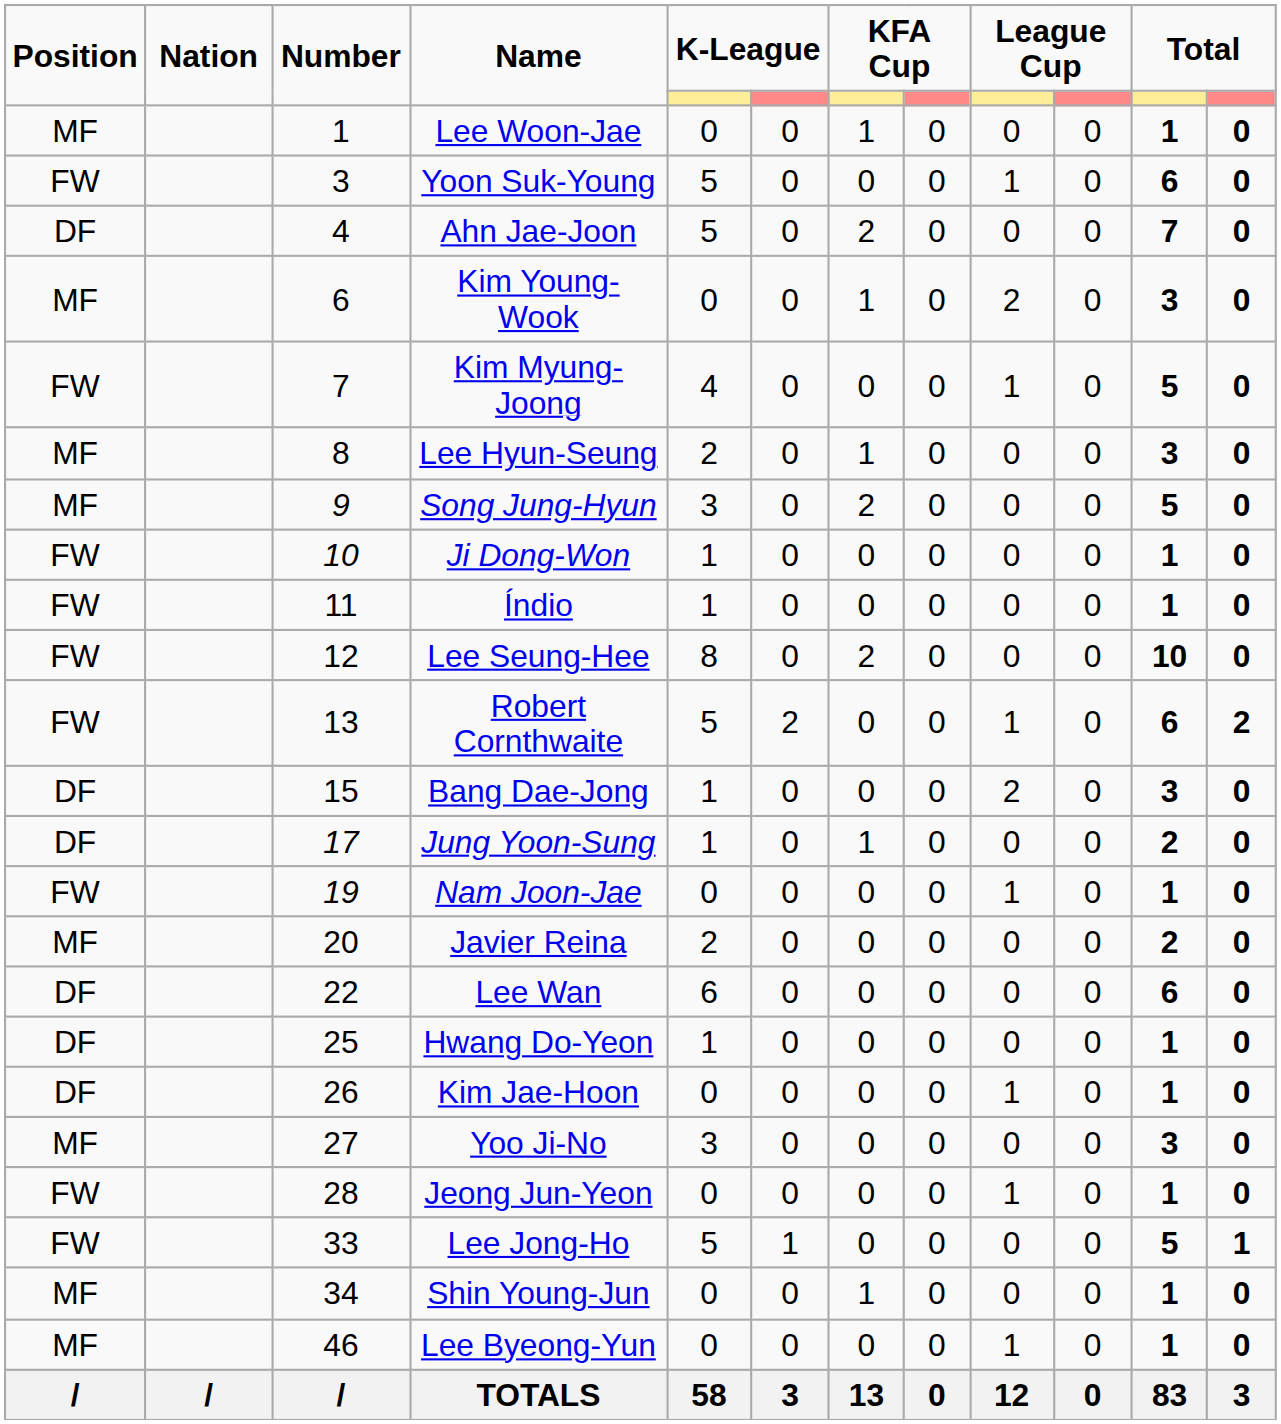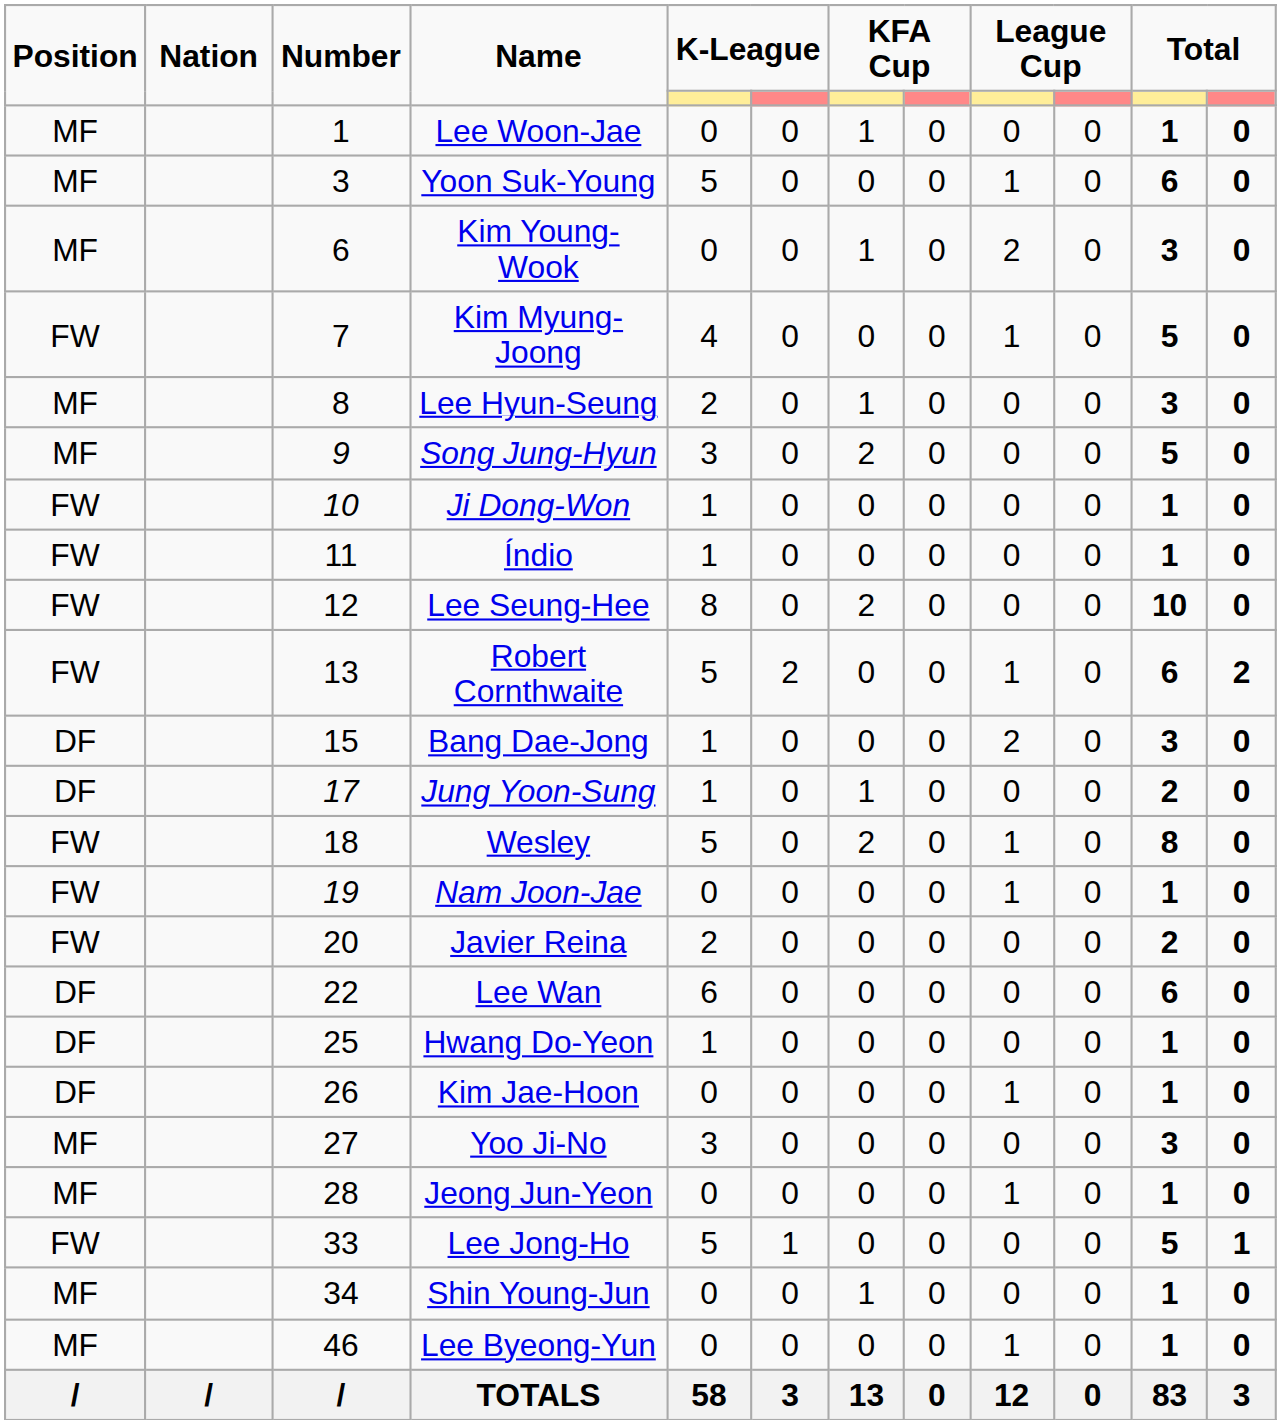(75, 181) FW -> (75, 181) MF
- row: (538, 232)
+ row: (538, 841)
(75, 942) MF -> (75, 942) FW
(75, 1193) FW -> (75, 1193) MF
